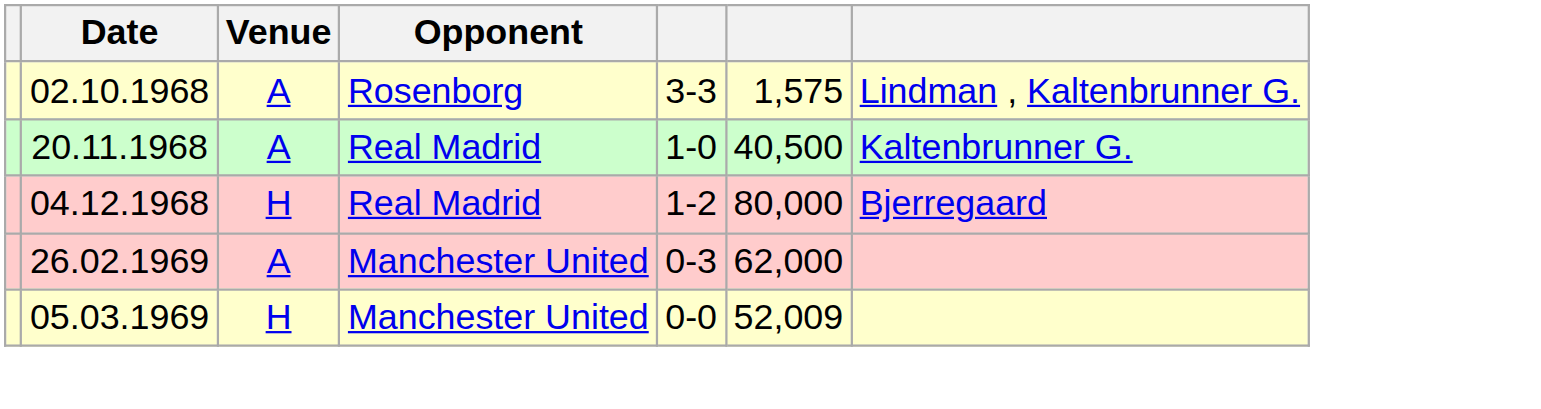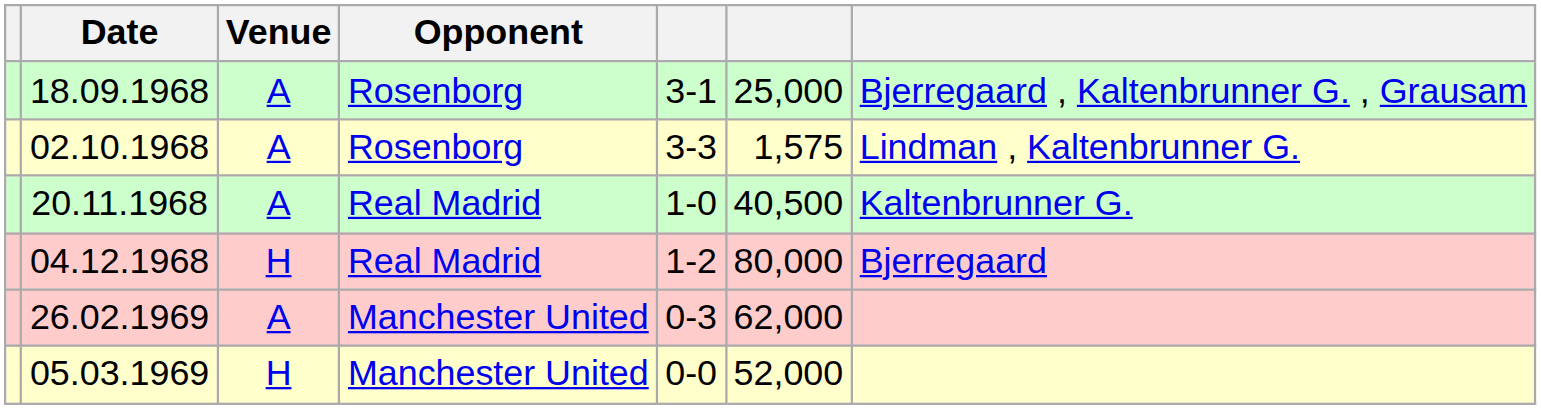+ row: (120, 89)
(788, 317) 52,009 -> (788, 373) 52,000
